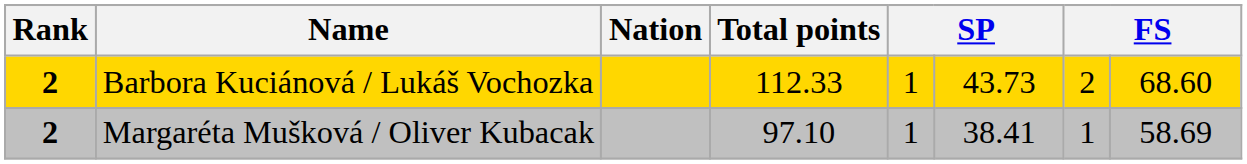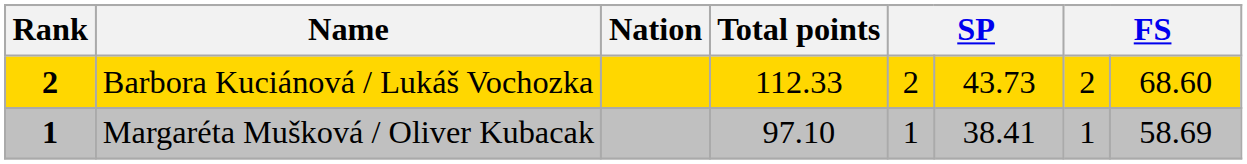(911, 81) 1 -> (911, 81) 2
(50, 132) 2 -> (50, 132) 1
